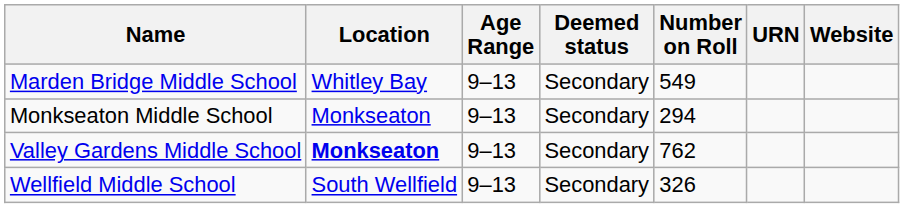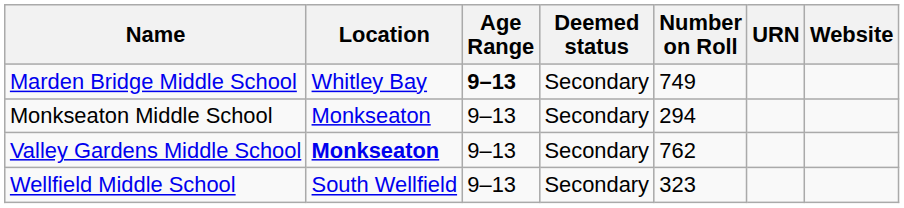(492, 81) normal -> (492, 81) bold
(678, 81) 549 -> (678, 81) 749
(678, 185) 326 -> (678, 185) 323
